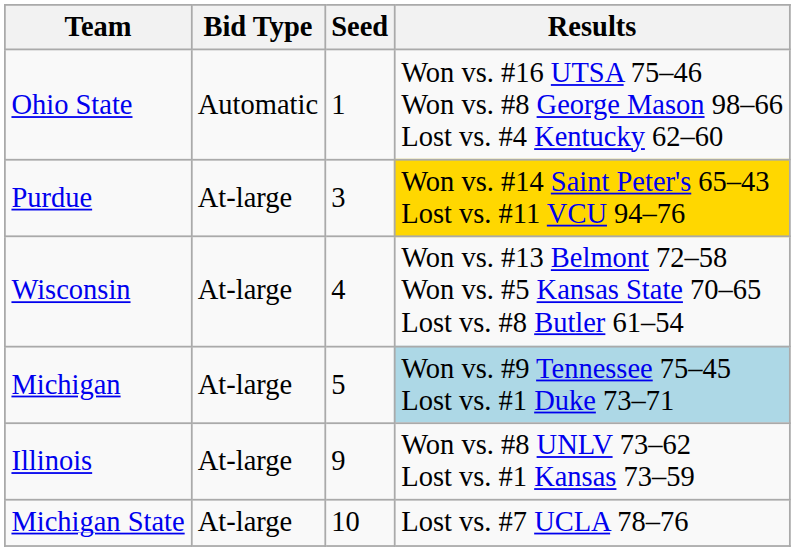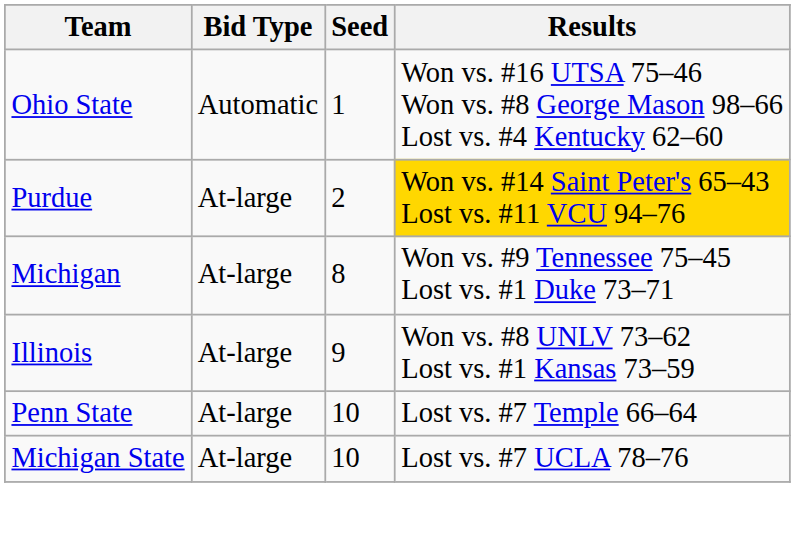(338, 197) 3 -> (338, 197) 2
- row: (71, 290)
(338, 383) 5 -> (338, 274) 8
(566, 383) lightblue background -> (566, 274) no background
+ row: (72, 413)
